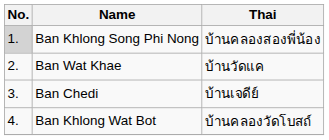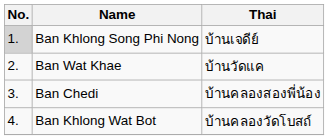(263, 39) บ้านคลองสองพี่น้อง -> (232, 39) บ้านเจดีย์
(232, 94) บ้านเจดีย์ -> (263, 94) บ้านคลองสองพี่น้อง
